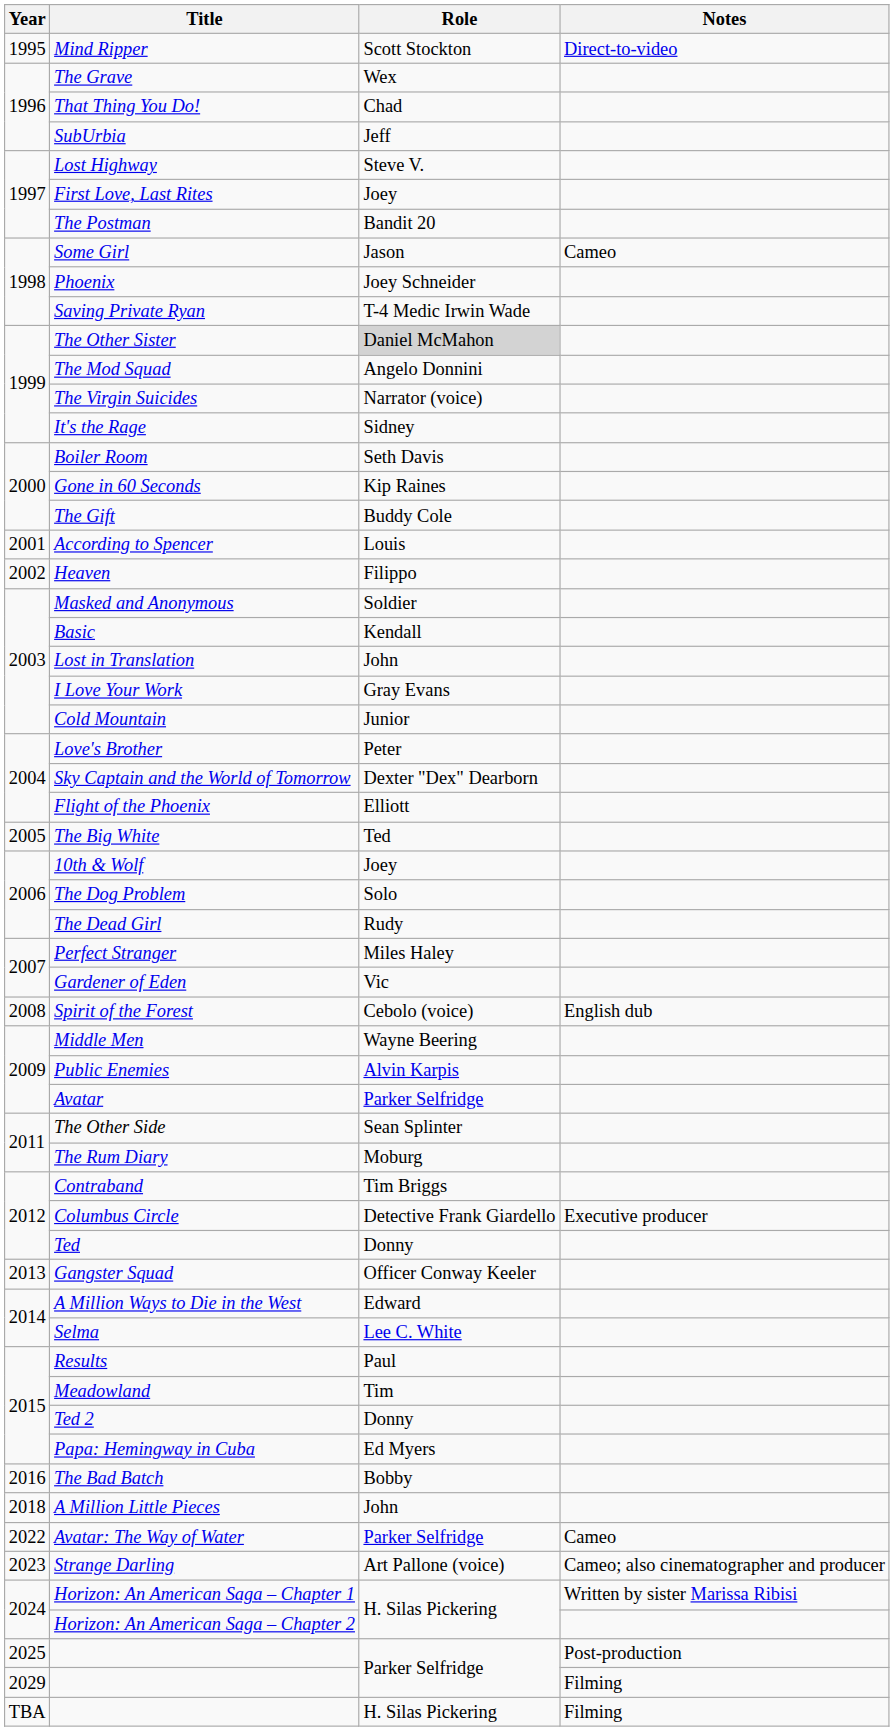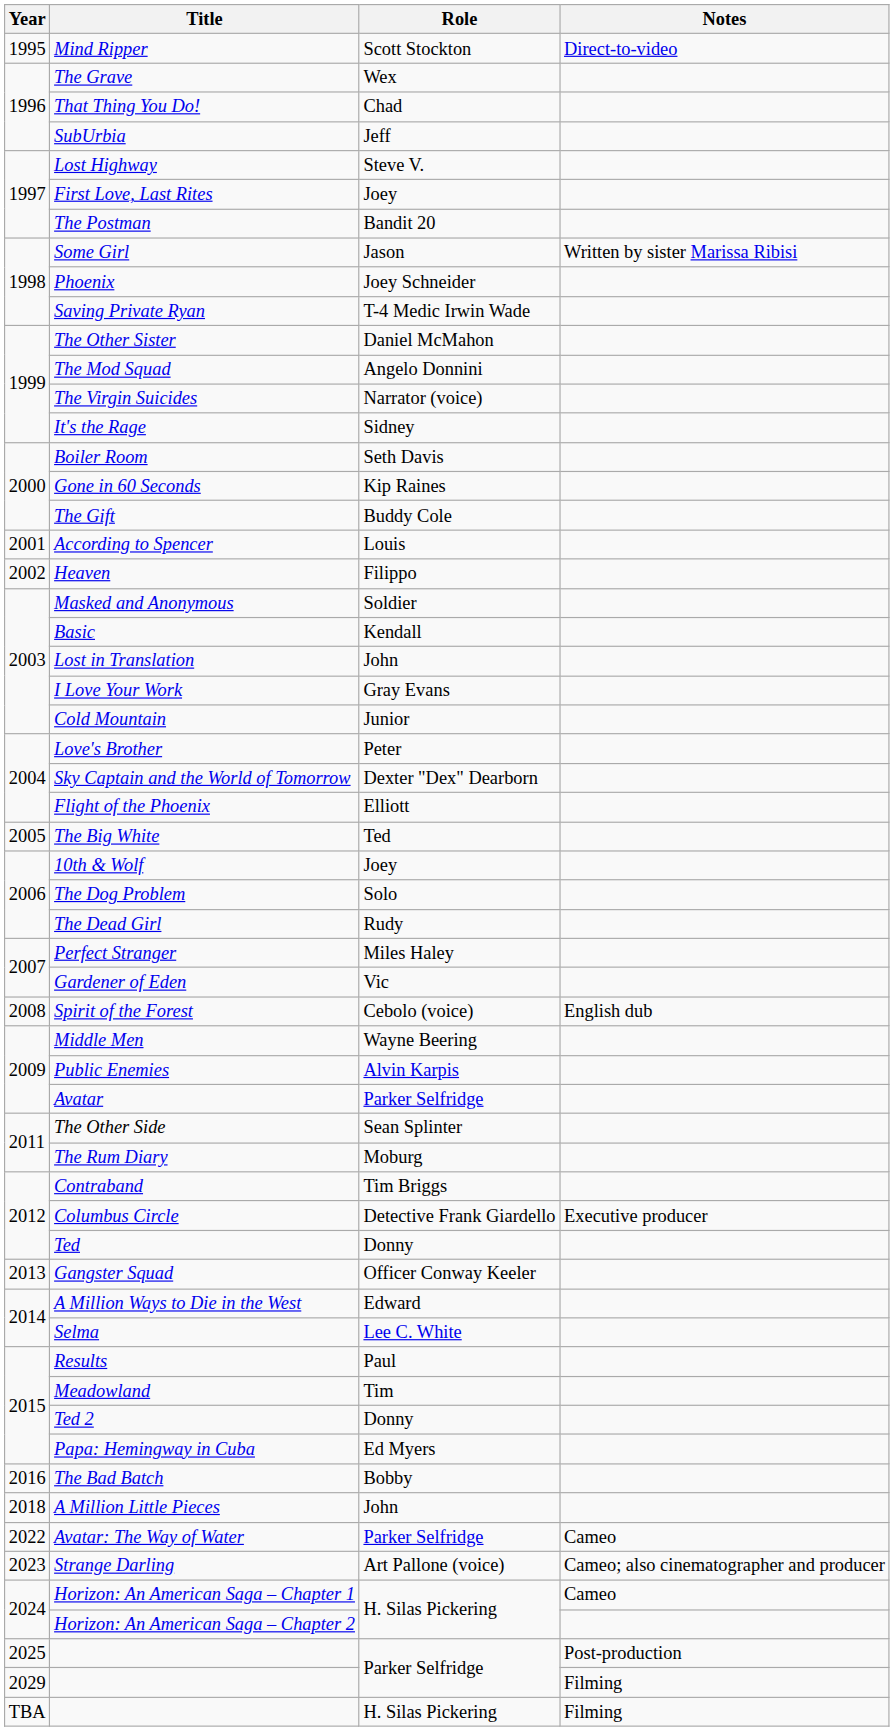(590, 252) Cameo -> (681, 252) Written by sister Marissa Ribisi
(429, 340) lightgrey background -> (429, 340) no background
(681, 1594) Written by sister Marissa Ribisi -> (590, 1594) Cameo
